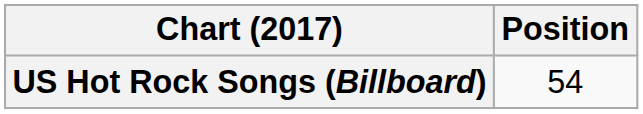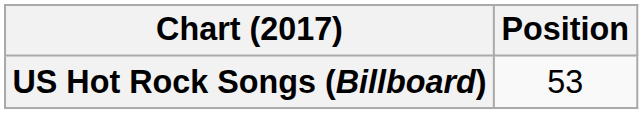(565, 81) 54 -> (565, 81) 53
